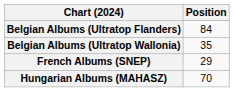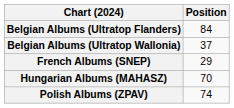(206, 45) 35 -> (206, 45) 37
+ row: (94, 95)
